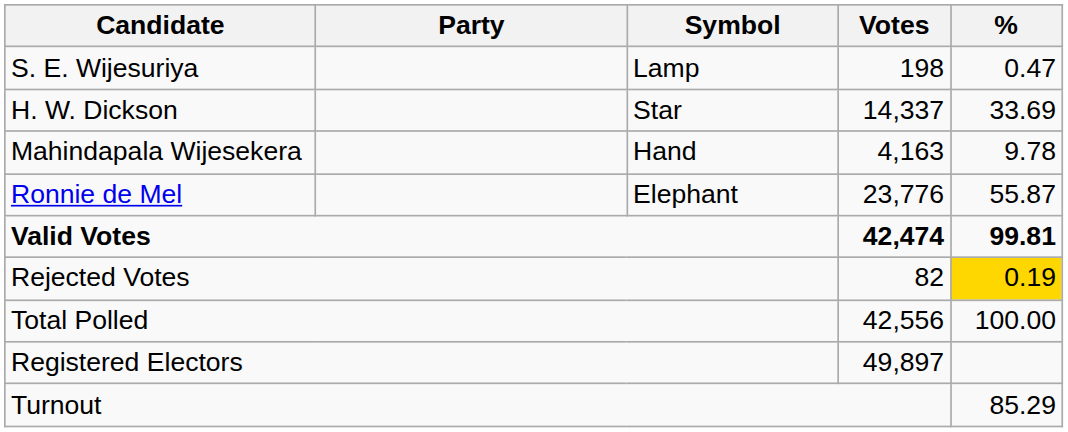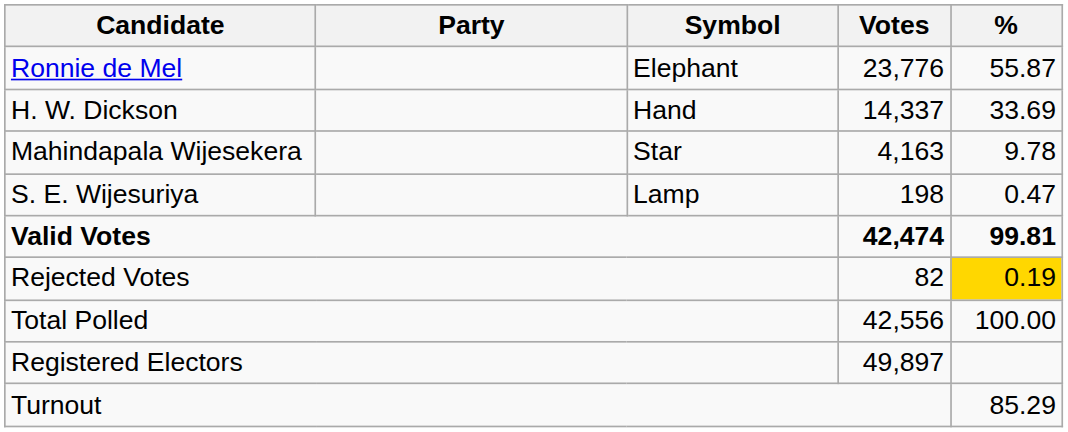rows swapped: (97, 194) <-> (105, 67)
(657, 109) Star -> (665, 109) Hand
(665, 151) Hand -> (657, 151) Star
